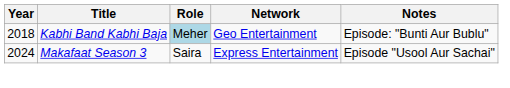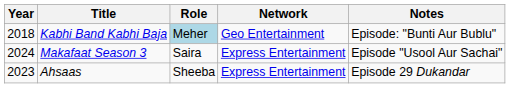+ row: (61, 72)
